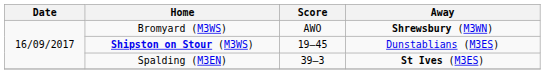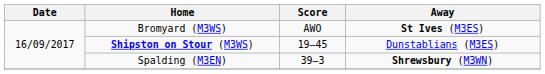(443, 29) Shrewsbury (M3WN) -> (443, 29) St Ives (M3ES)
(443, 61) St Ives (M3ES) -> (443, 61) Shrewsbury (M3WN)
